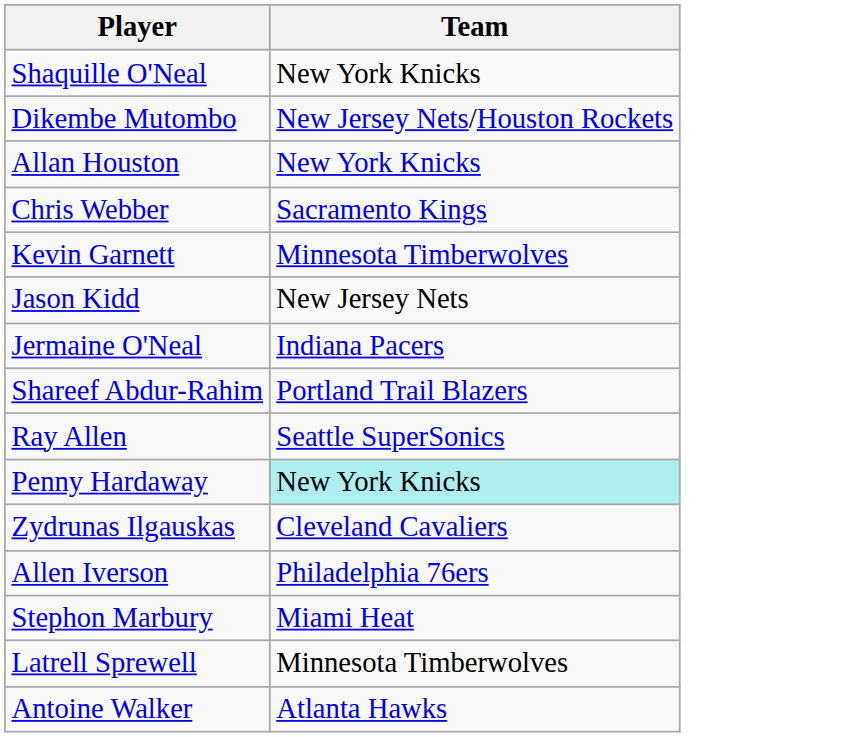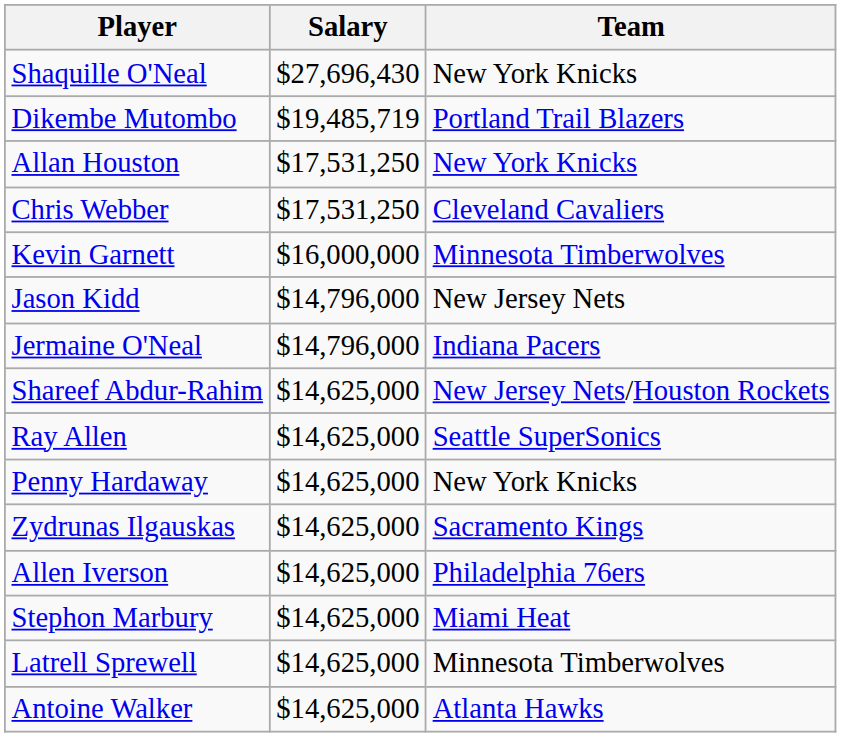+ column: (348, 27)
(475, 118) New Jersey Nets/Houston Rockets -> (558, 118) Portland Trail Blazers
(382, 208) Sacramento Kings -> (548, 208) Cleveland Cavaliers
(402, 390) Portland Trail Blazers -> (631, 390) New Jersey Nets/Houston Rockets
(378, 481) paleturquoise background -> (535, 481) no background
(392, 526) Cleveland Cavaliers -> (538, 526) Sacramento Kings
